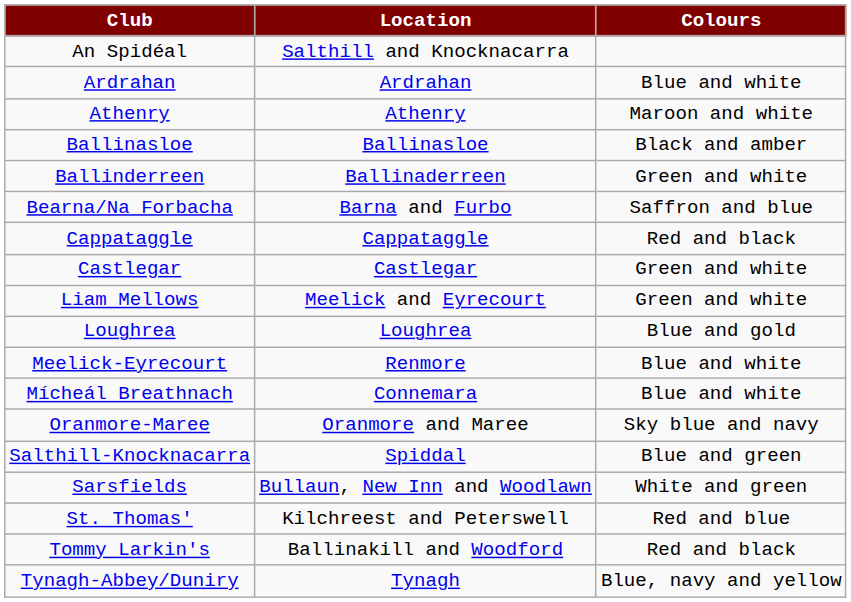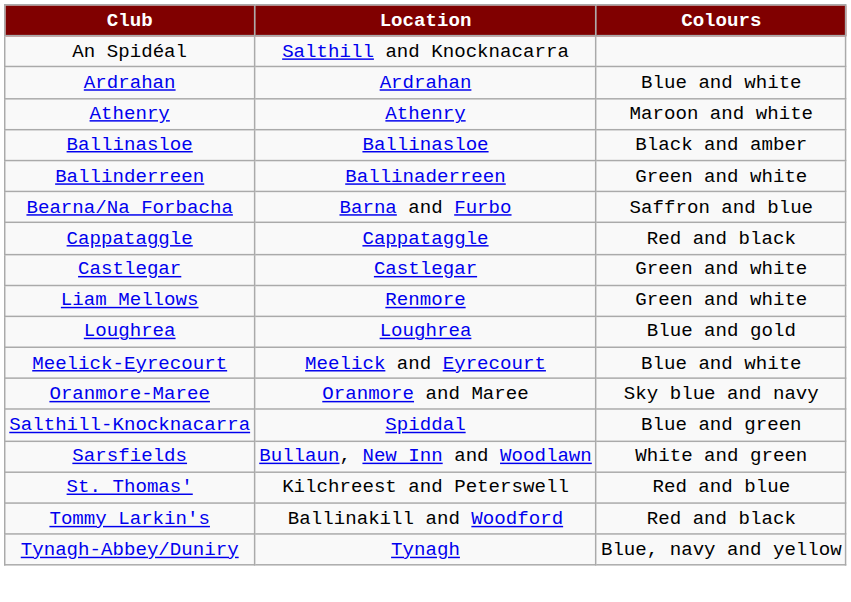(425, 301) Meelick and Eyrecourt -> (426, 301) Renmore
(426, 363) Renmore -> (425, 363) Meelick and Eyrecourt
- row: (130, 394)
